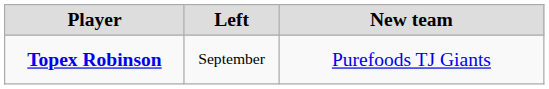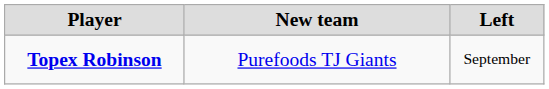columns swapped: (232, 19) <-> (411, 19)
